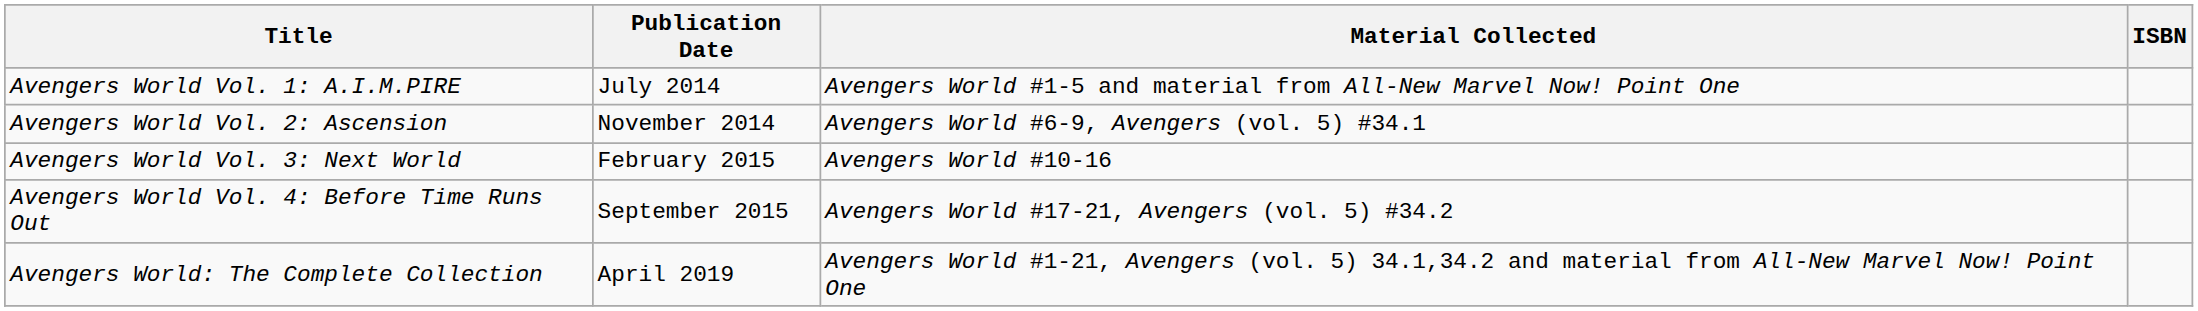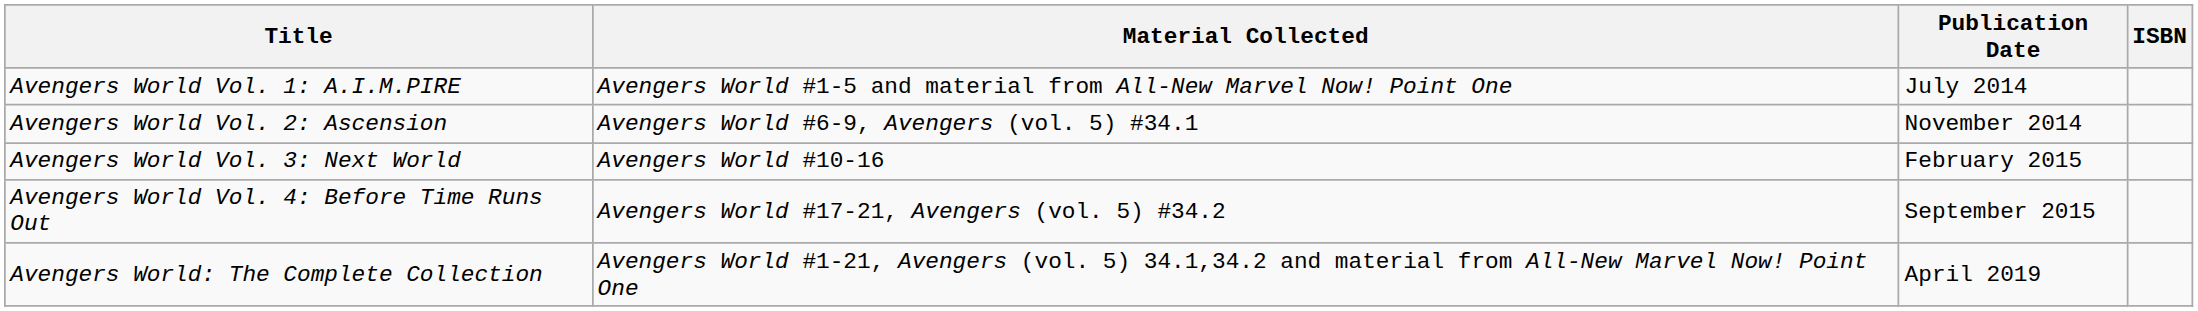columns swapped: (1473, 37) <-> (706, 37)
